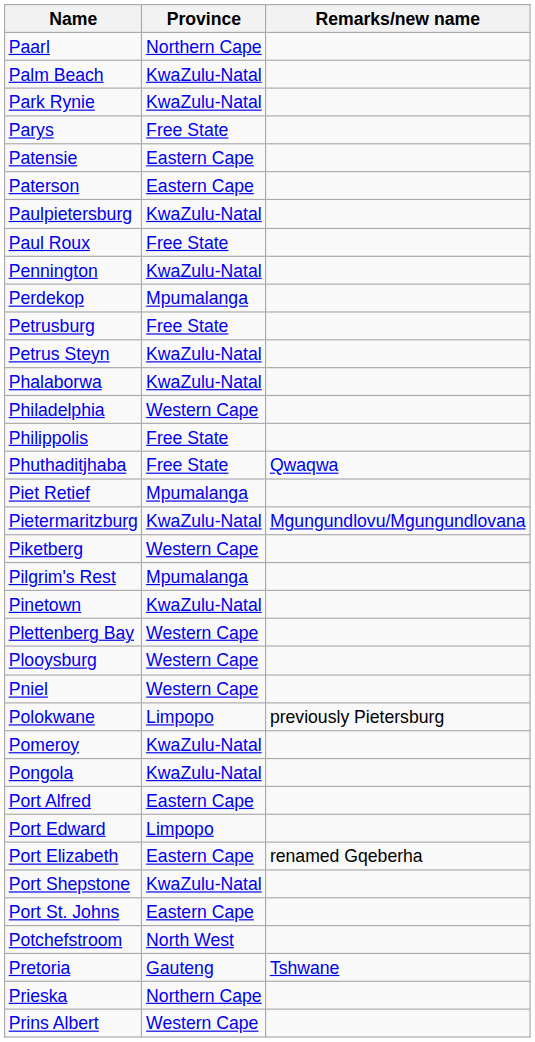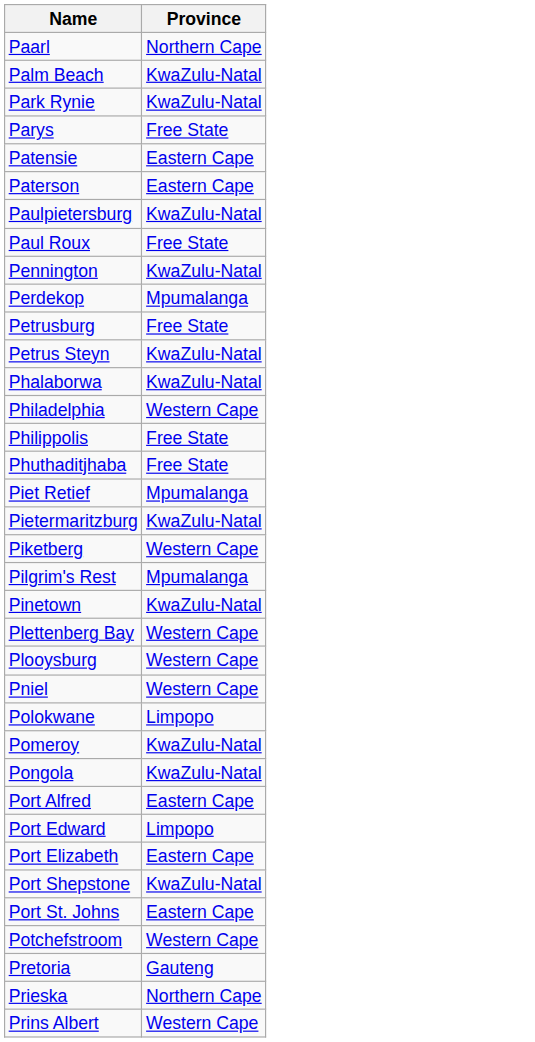- column: (398, 19)
(190, 940) North West -> (202, 940) Western Cape
